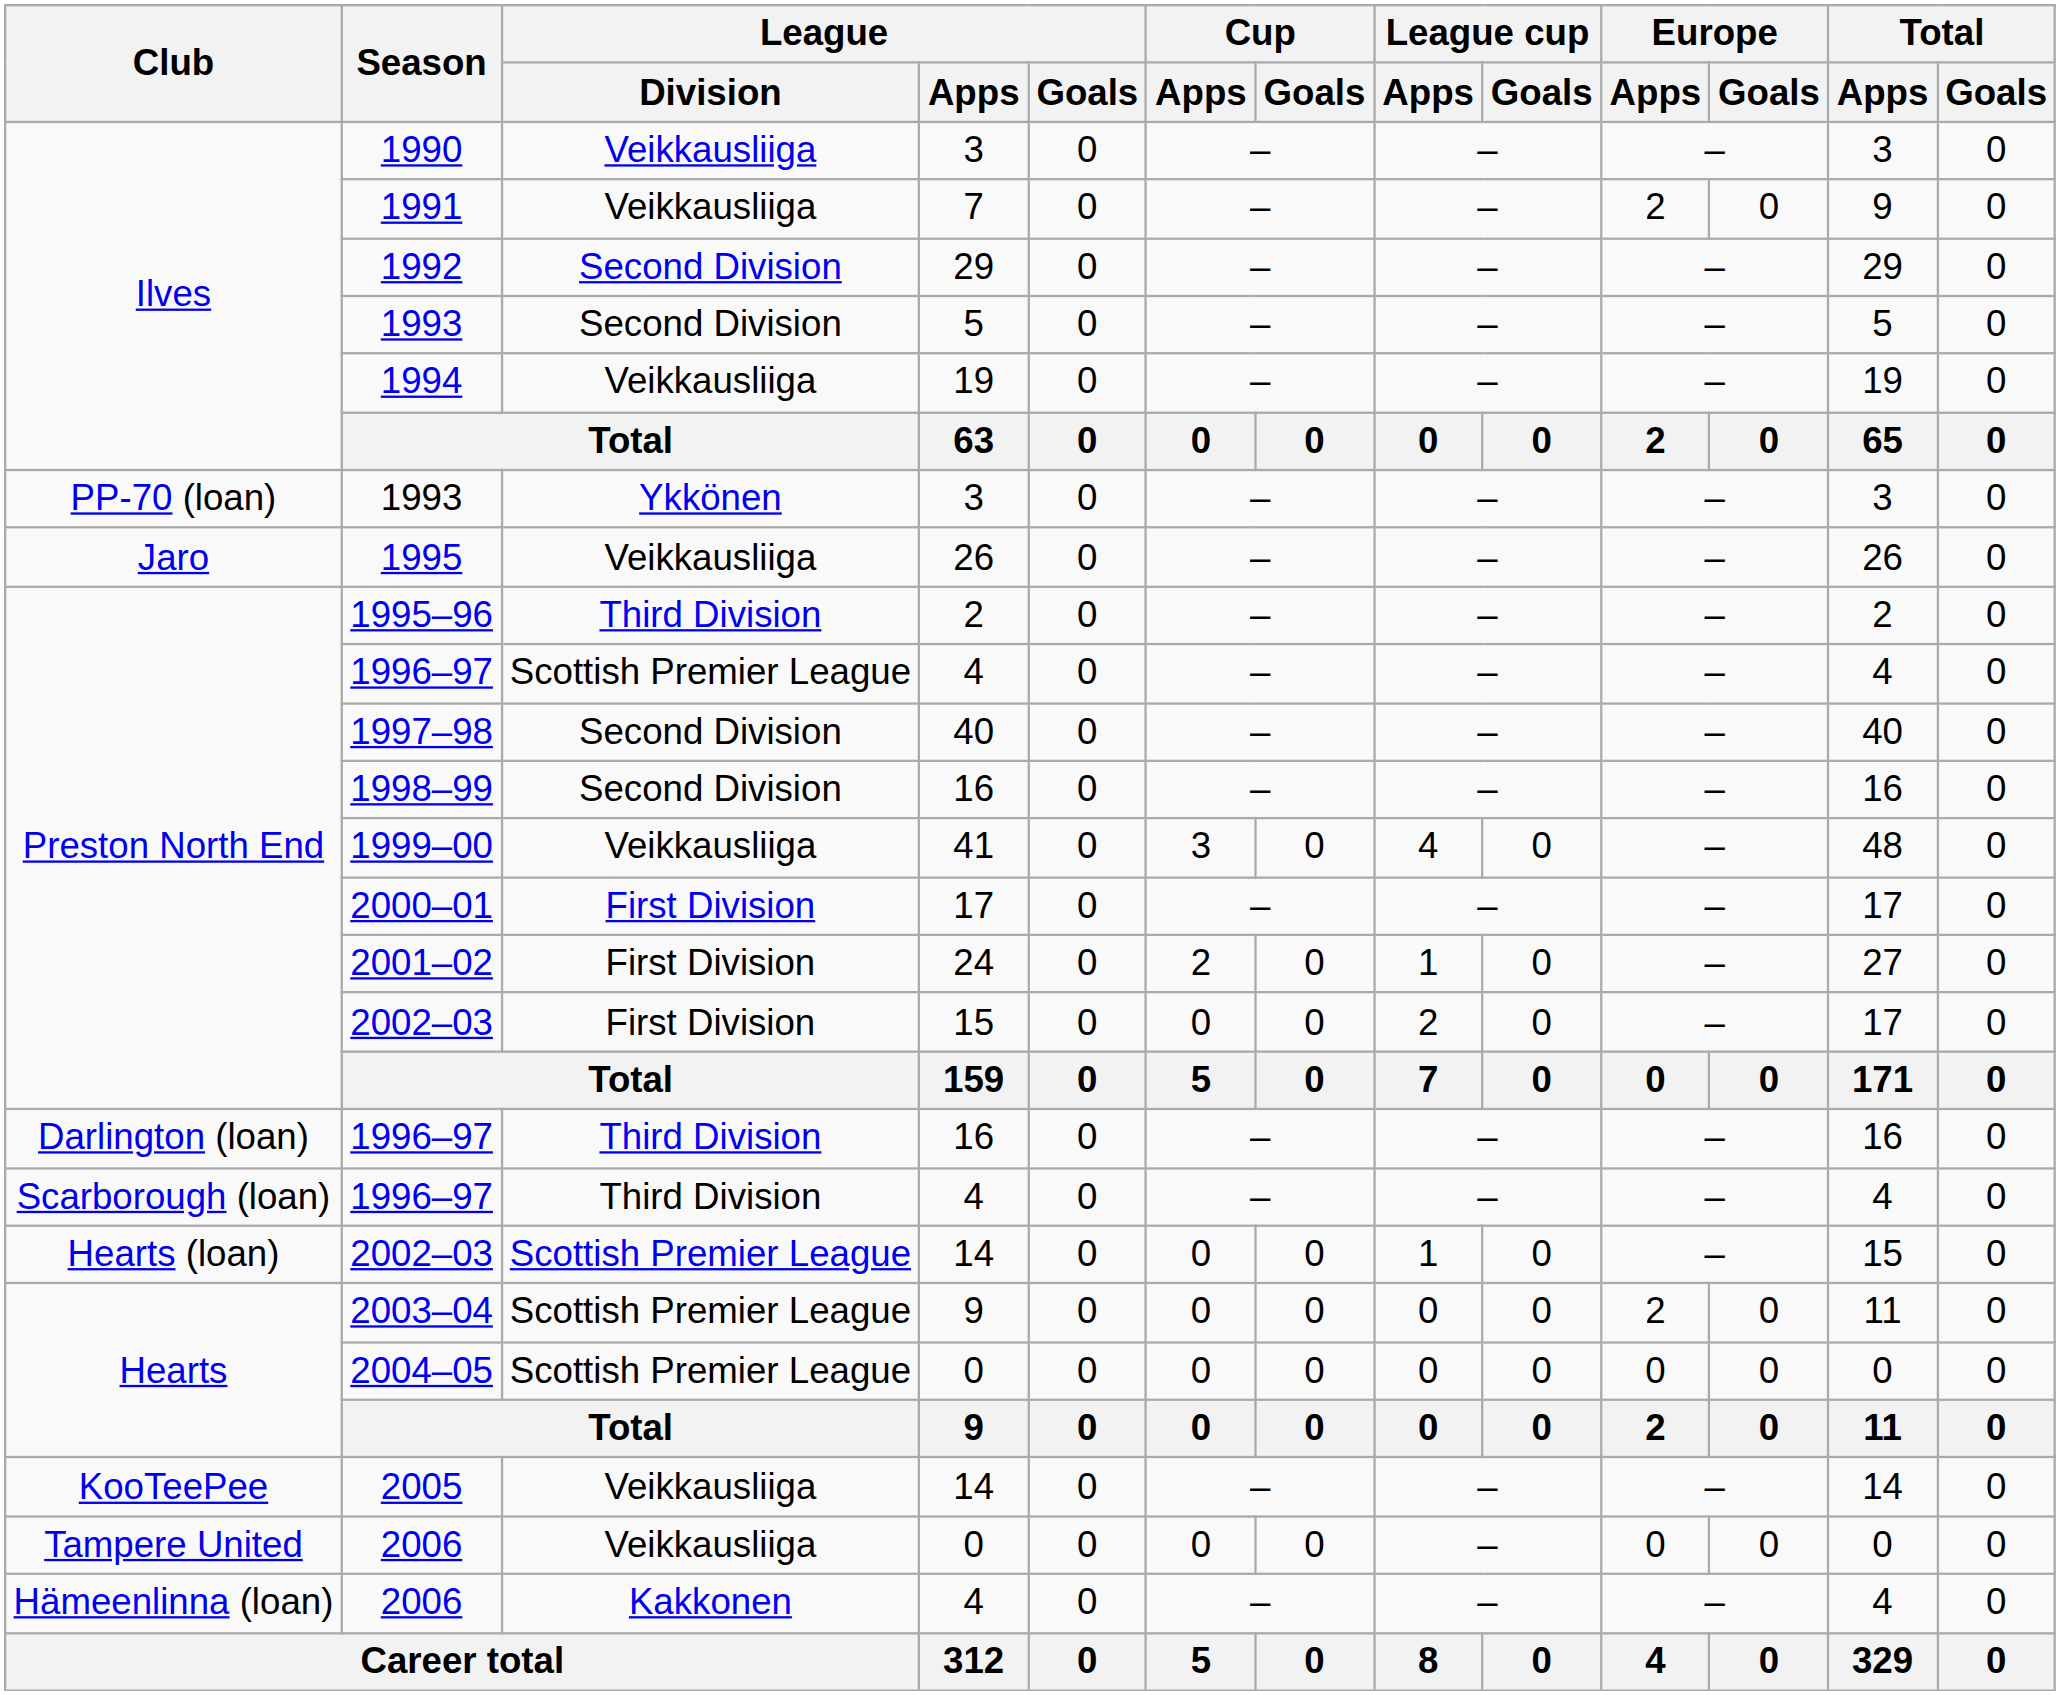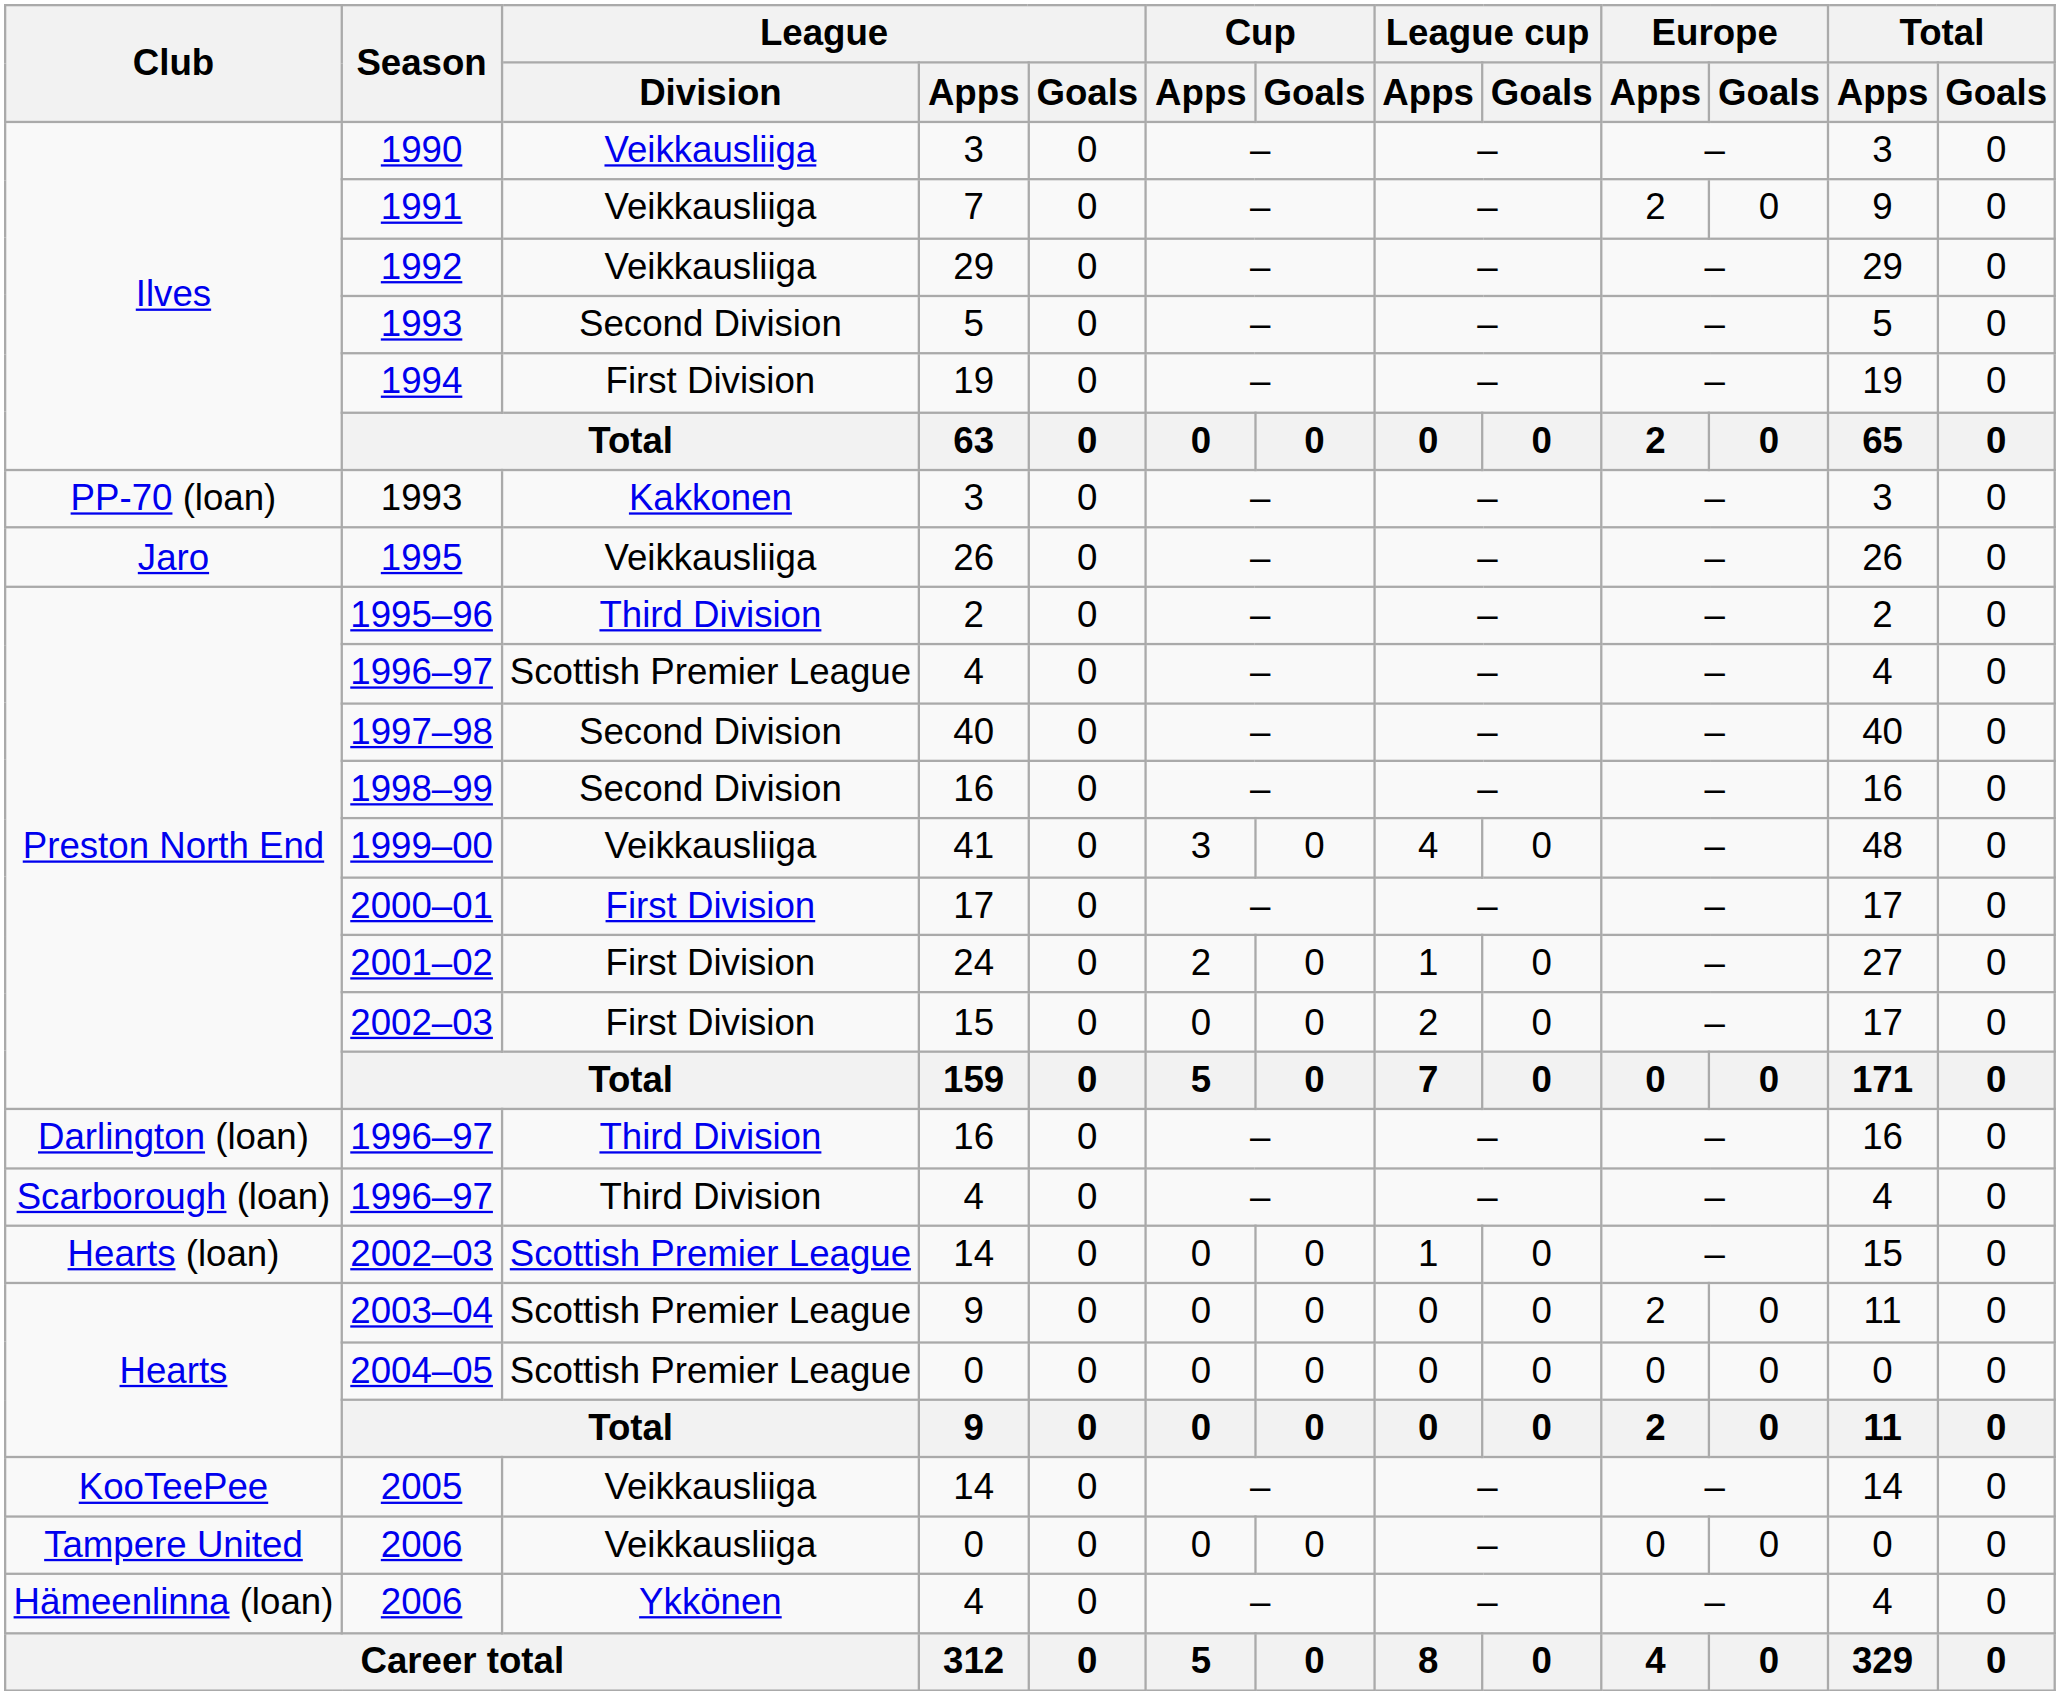(710, 265) Second Division -> (710, 265) Veikkausliiga
(710, 382) Veikkausliiga -> (710, 382) First Division
(710, 498) Ykkönen -> (710, 498) Kakkonen
(710, 1602) Kakkonen -> (710, 1602) Ykkönen
